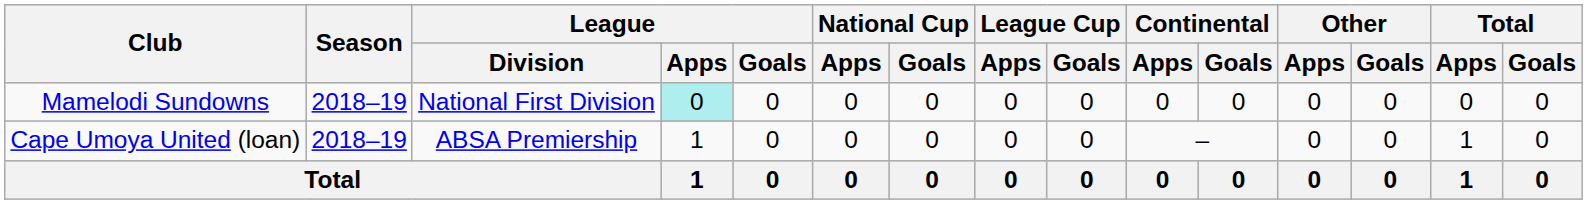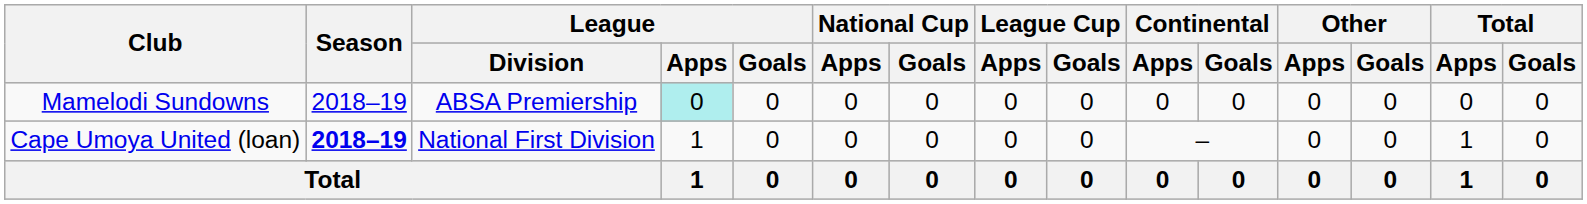(536, 101) National First Division -> (536, 101) ABSA Premiership
(359, 140) normal -> (359, 140) bold
(536, 140) ABSA Premiership -> (536, 140) National First Division
